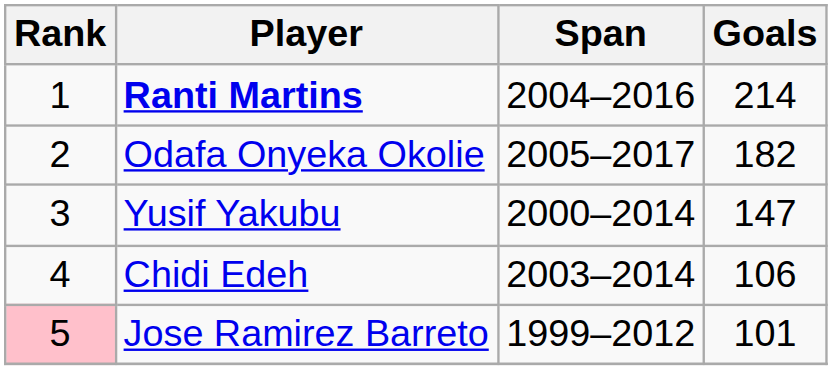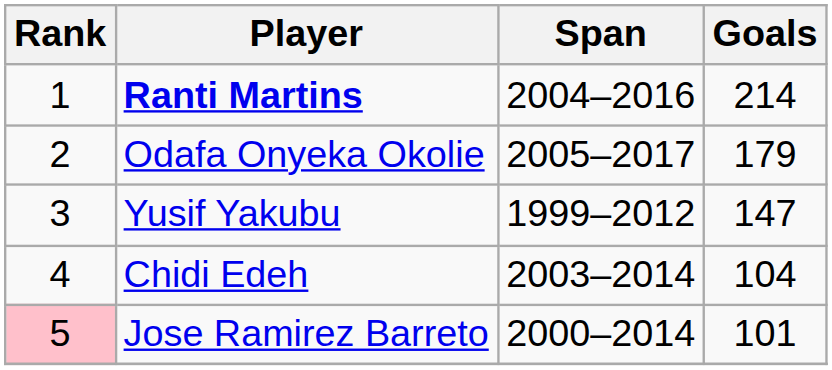(765, 154) 182 -> (765, 154) 179
(601, 214) 2000–2014 -> (601, 214) 1999–2012
(765, 273) 106 -> (765, 273) 104
(601, 333) 1999–2012 -> (601, 333) 2000–2014
